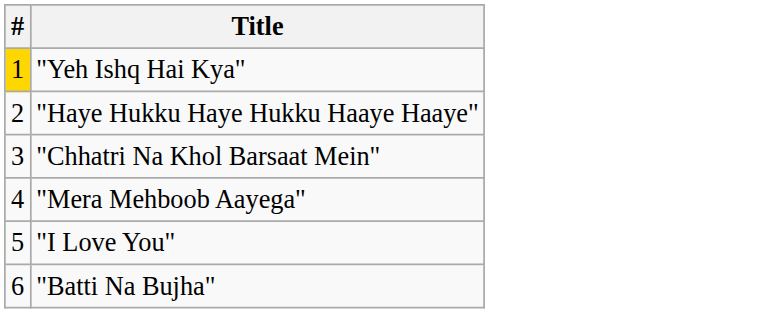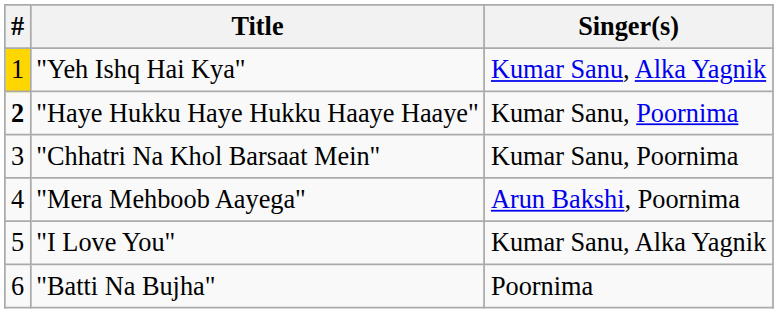+ column: (629, 26)
(18, 113) normal -> (18, 113) bold
